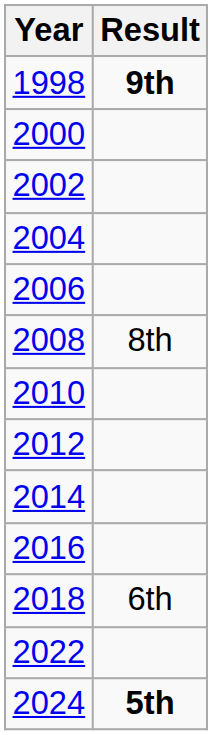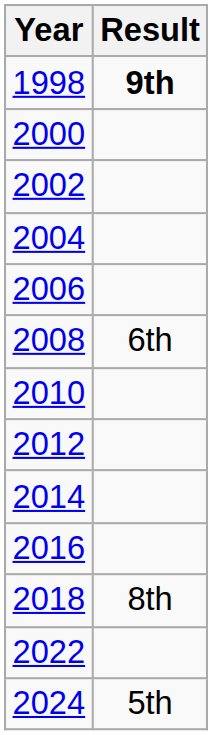(150, 340) 8th -> (150, 340) 6th
(150, 599) 6th -> (150, 599) 8th
(150, 703) bold -> (150, 703) normal
